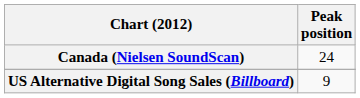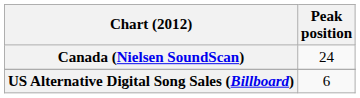(327, 81) 9 -> (327, 81) 6
